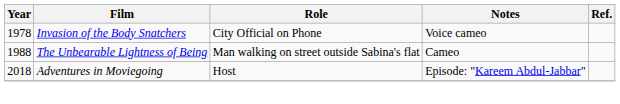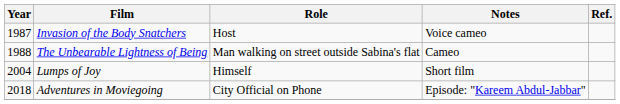(19, 33) 1978 -> (19, 33) 1987
(267, 33) City Official on Phone -> (224, 33) Host
+ row: (69, 71)
(224, 71) Host -> (267, 90) City Official on Phone
